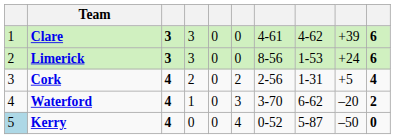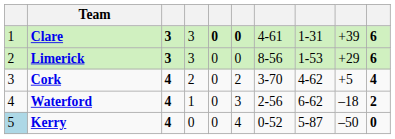(215, 36) normal -> (215, 36) bold
(238, 36) normal -> (238, 36) bold
(310, 36) 4-62 -> (310, 36) 1-31
(349, 58) +24 -> (349, 58) +29
(270, 79) 2-56 -> (270, 79) 3-70
(310, 79) 1-31 -> (310, 79) 4-62
(270, 101) 3-70 -> (270, 101) 2-56
(348, 101) –20 -> (348, 101) –18
